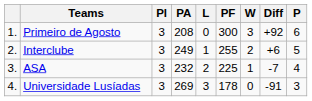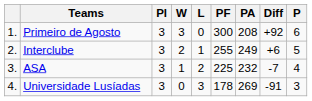columns swapped: (250, 13) <-> (184, 13)
